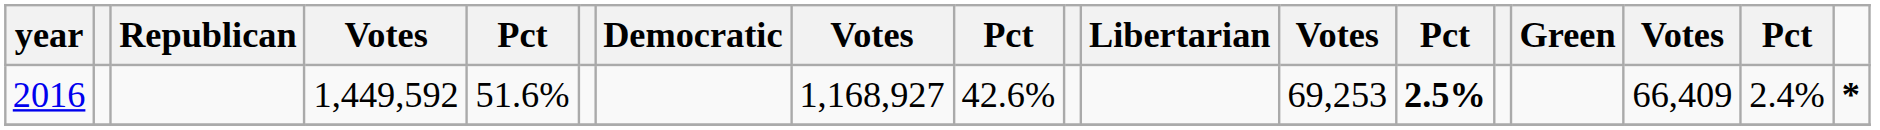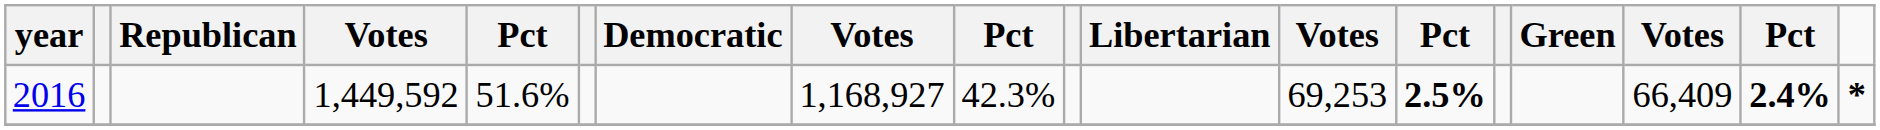(1008, 94) 42.6% -> (1008, 94) 42.3%
(1787, 94) normal -> (1790, 94) bold
